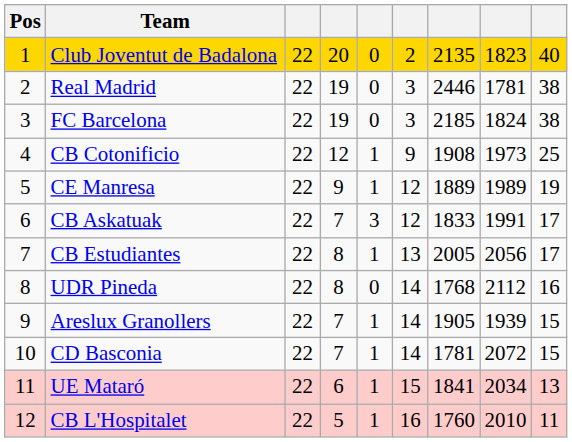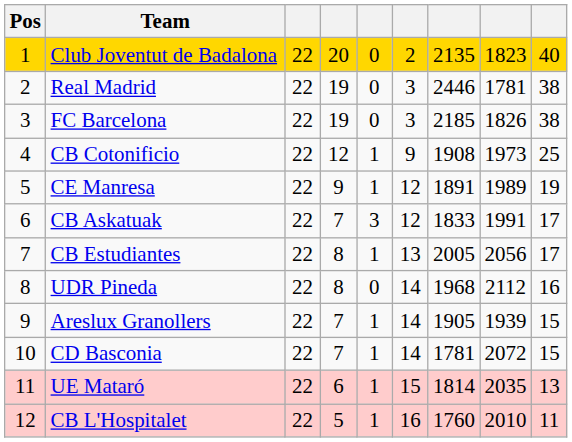(505, 120) 1824 -> (505, 120) 1826
(454, 187) 1889 -> (454, 187) 1891
(454, 287) 1768 -> (454, 287) 1968
(454, 386) 1841 -> (454, 386) 1814
(505, 386) 2034 -> (505, 386) 2035
